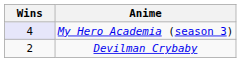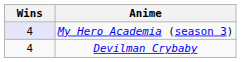(30, 48) 2 -> (30, 48) 4
